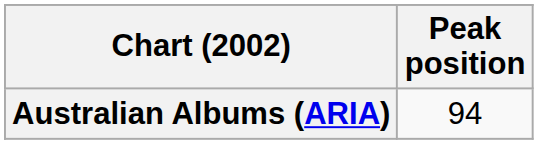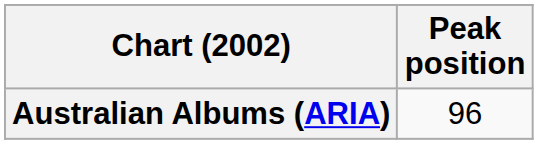(465, 113) 94 -> (465, 113) 96
